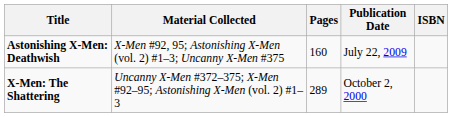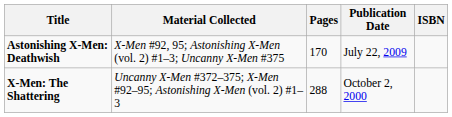(318, 51) 160 -> (318, 51) 170
(318, 90) 289 -> (318, 90) 288
